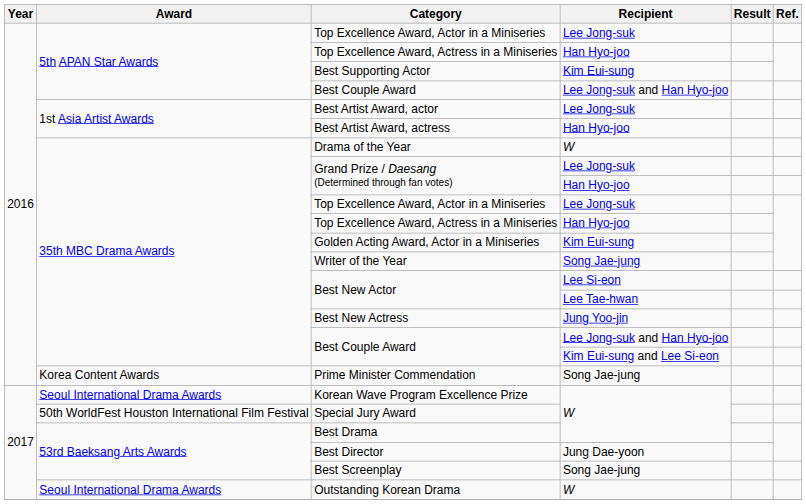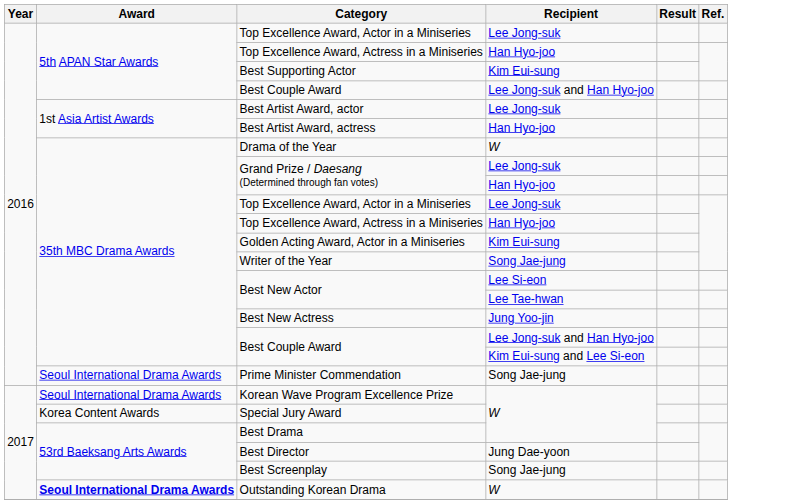(99, 375) Korea Content Awards -> (130, 375) Seoul International Drama Awards
(174, 413) 50th WorldFest Houston International Film Festival -> (99, 413) Korea Content Awards
(130, 489) normal -> (137, 489) bold
